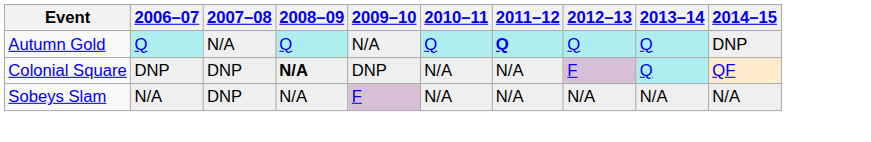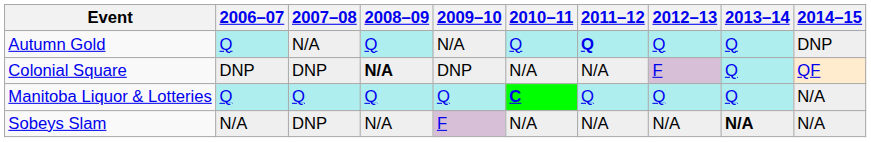+ row: (110, 96)
(654, 96) normal -> (739, 123) bold
